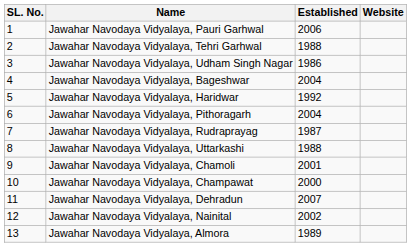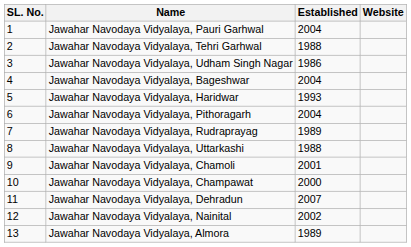(310, 30) 2006 -> (310, 30) 2004
(310, 98) 1992 -> (310, 98) 1993
(310, 132) 1987 -> (310, 132) 1989
